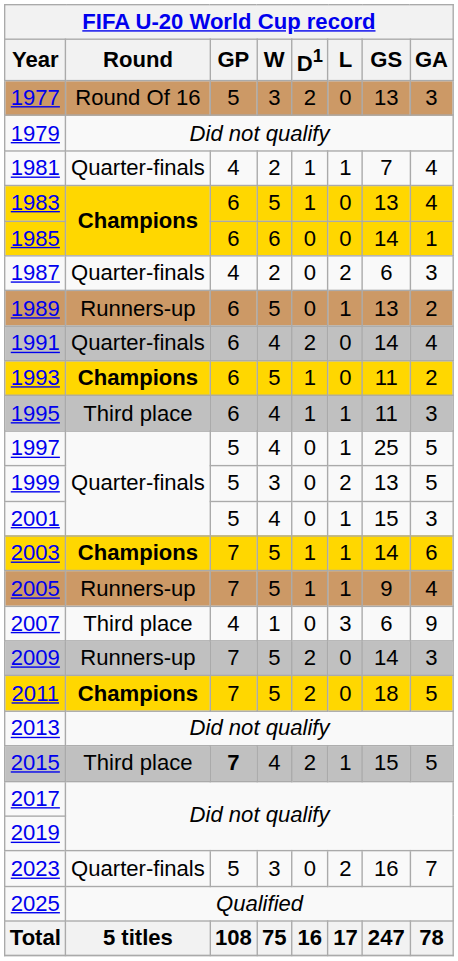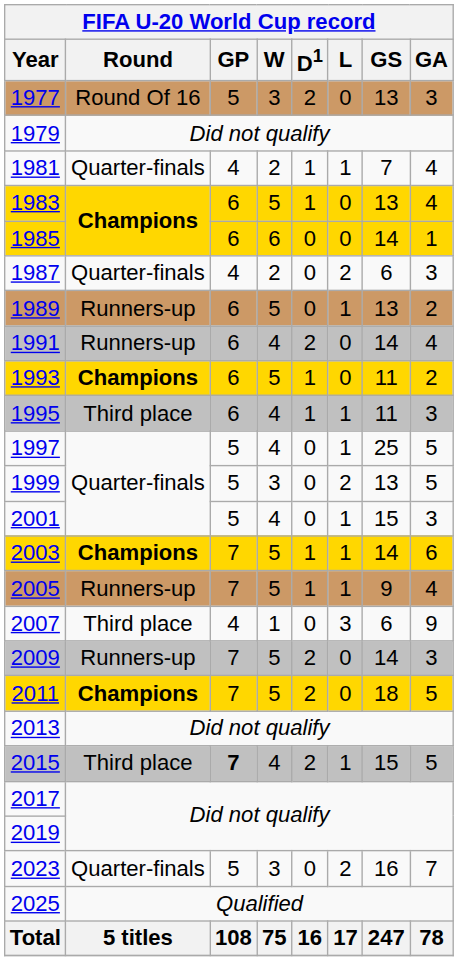(138, 343) Quarter-finals -> (138, 343) Runners-up
